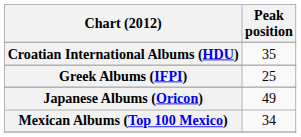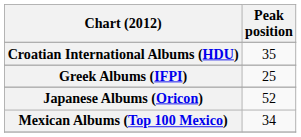(269, 98) 49 -> (269, 98) 52
